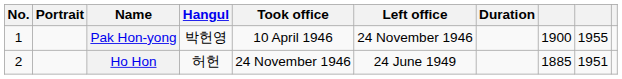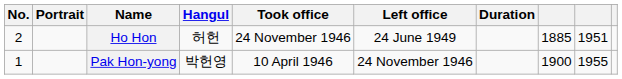rows swapped: (133, 38) <-> (133, 62)
